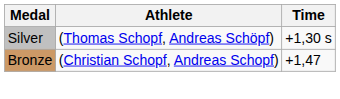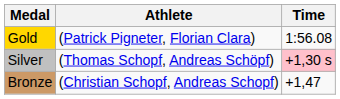+ row: (23, 37)
(309, 37) no background -> (309, 60) pink background
